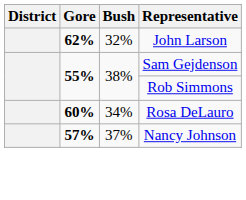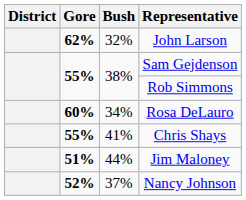+ row: (190, 135)
+ row: (190, 159)
(79, 135) 57% -> (79, 183) 52%
